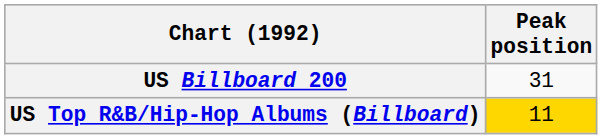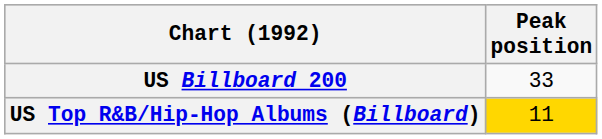(541, 81) 31 -> (541, 81) 33
